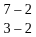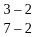rows swapped: (18, 28) <-> (18, 9)
